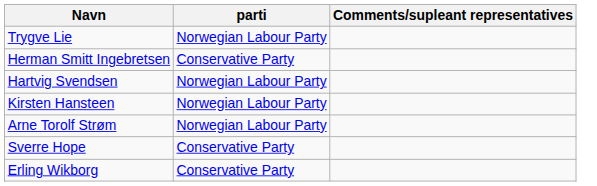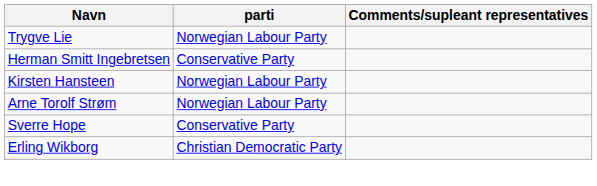- row: (63, 81)
(235, 170) Conservative Party -> (259, 147) Christian Democratic Party
